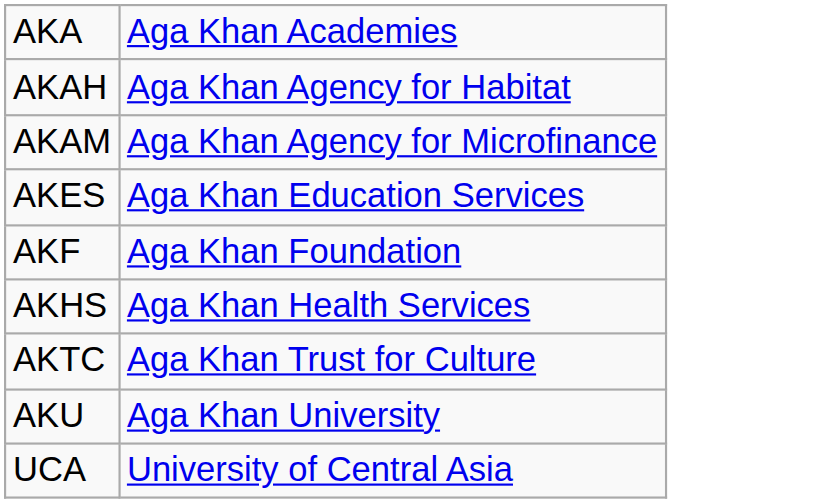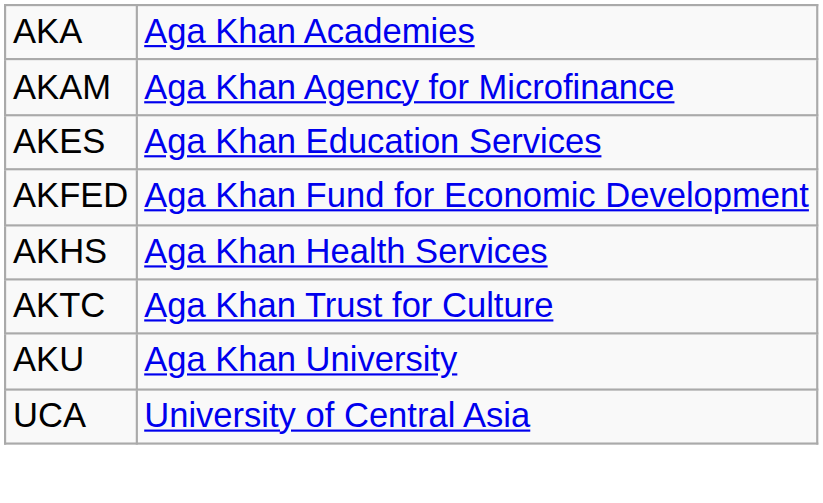- row: (60, 86)
- row: (47, 251)
+ row: (71, 196)
